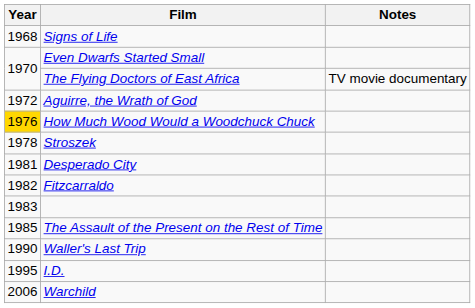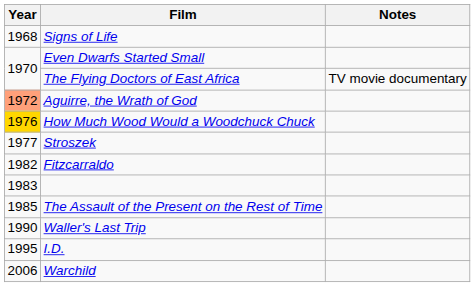(22, 100) no background -> (22, 100) lightsalmon background
(22, 143) 1978 -> (22, 143) 1977
- row: (90, 164)
